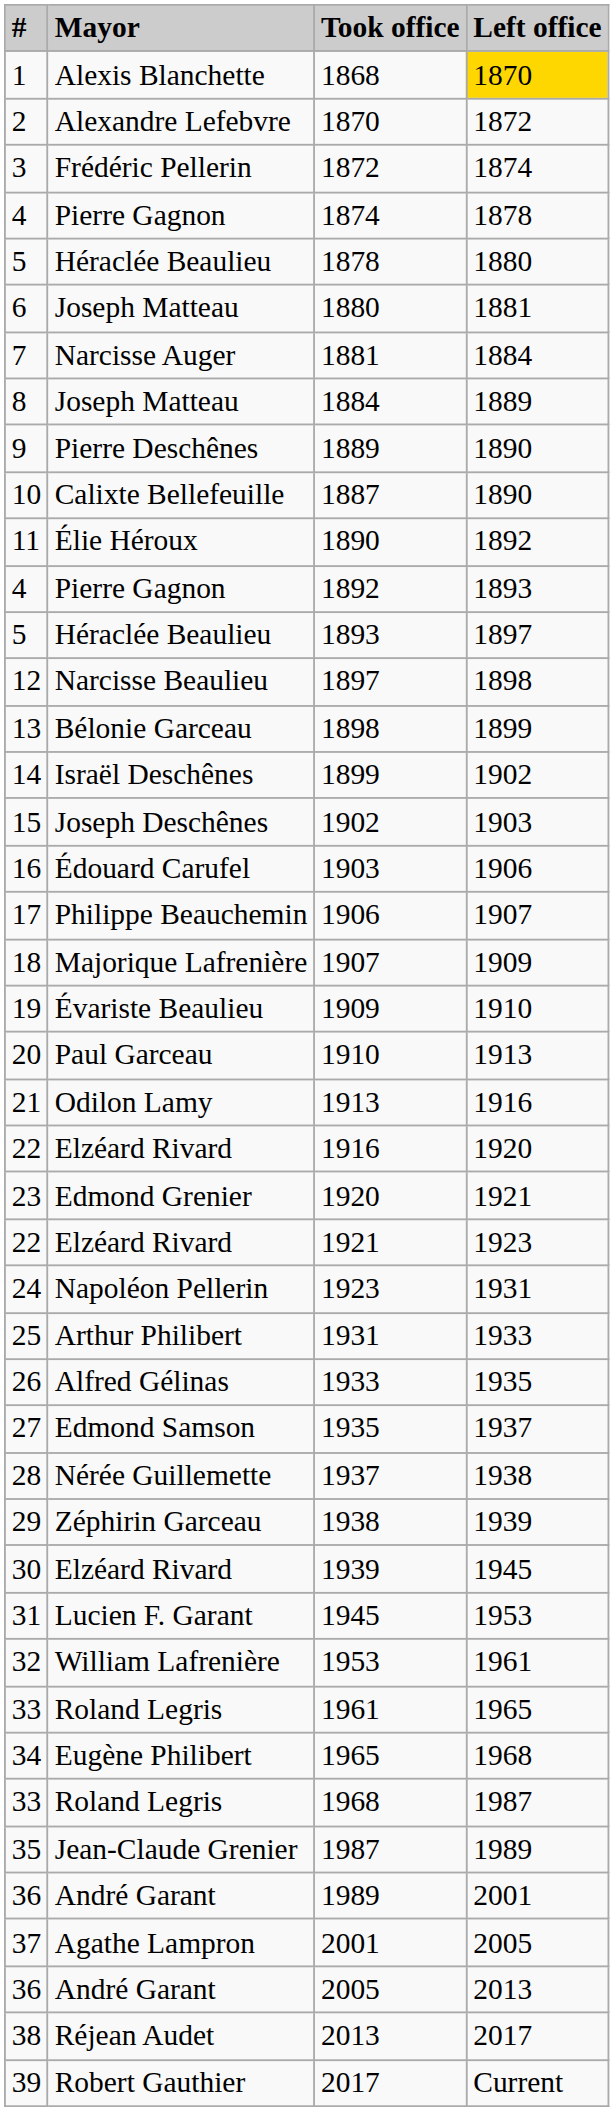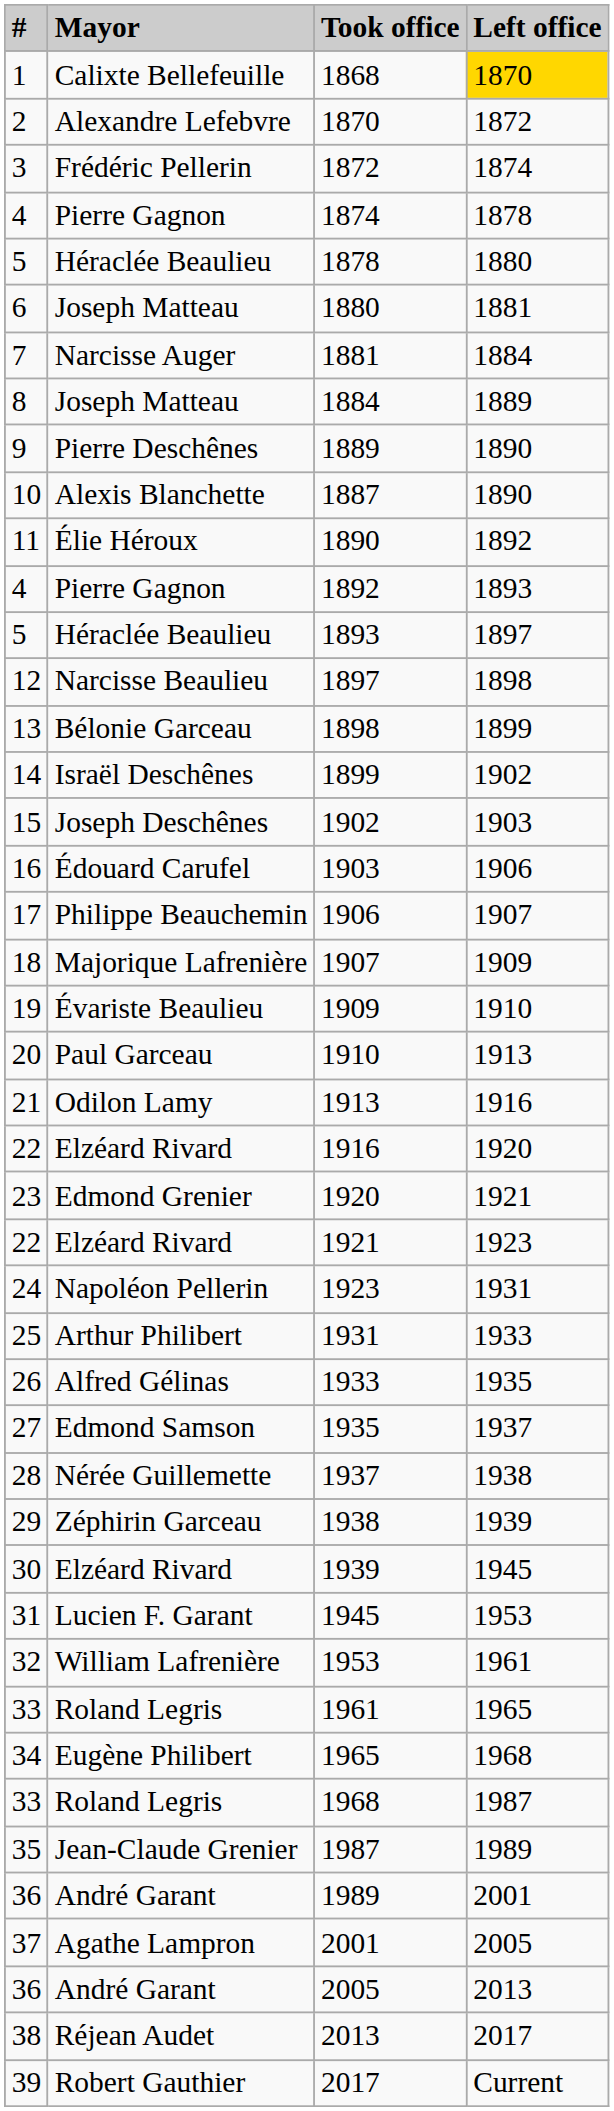(160, 74) Alexis Blanchette -> (170, 74) Calixte Bellefeuille
(170, 494) Calixte Bellefeuille -> (160, 494) Alexis Blanchette
